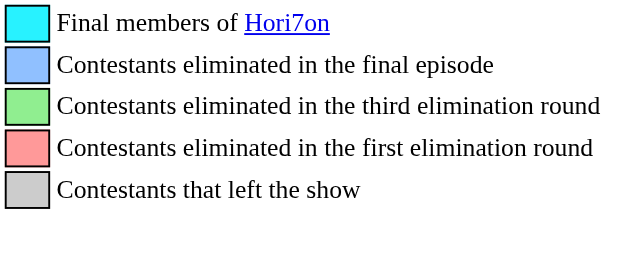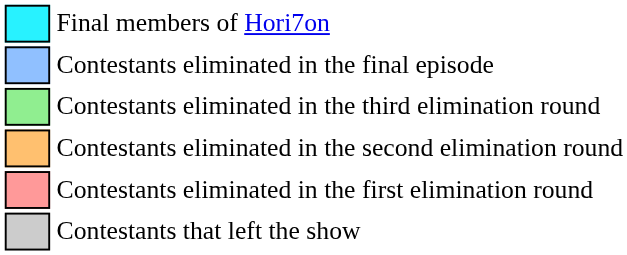+ row: (340, 147)
